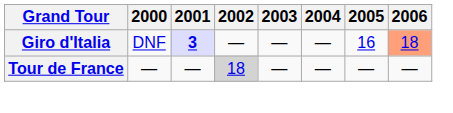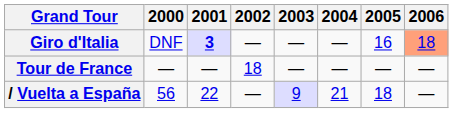(236, 68) lightgrey background -> (253, 68) no background
+ row: (74, 94)
